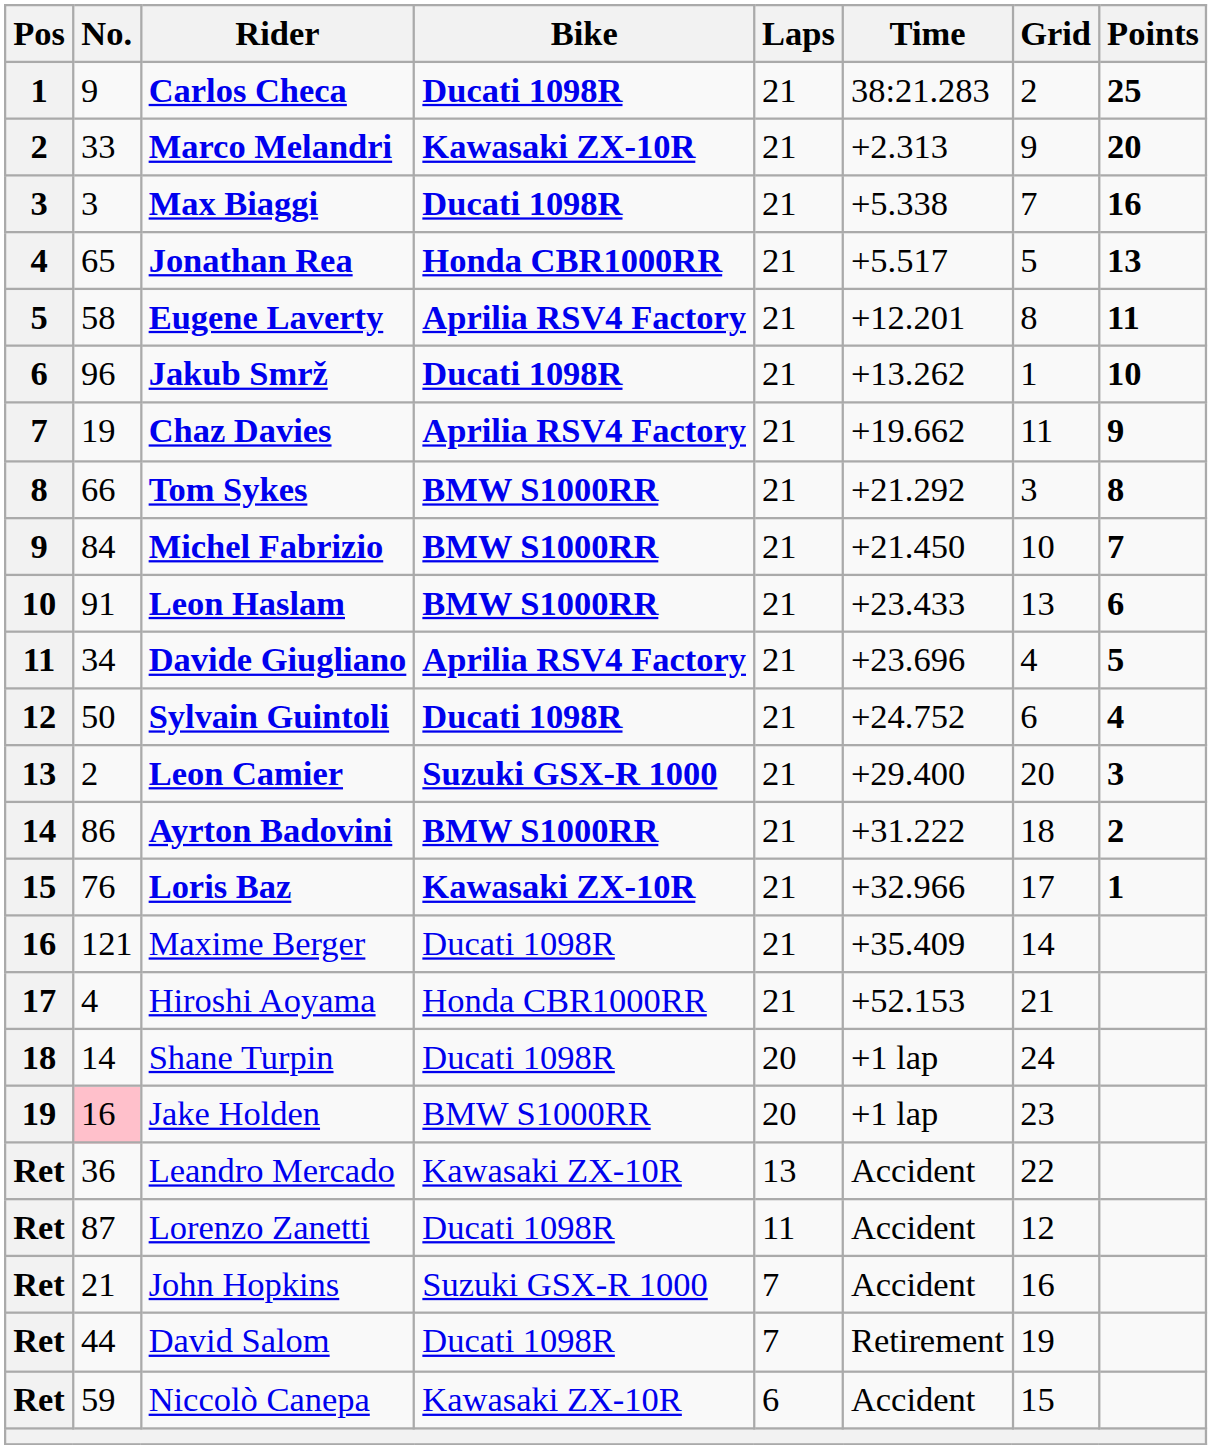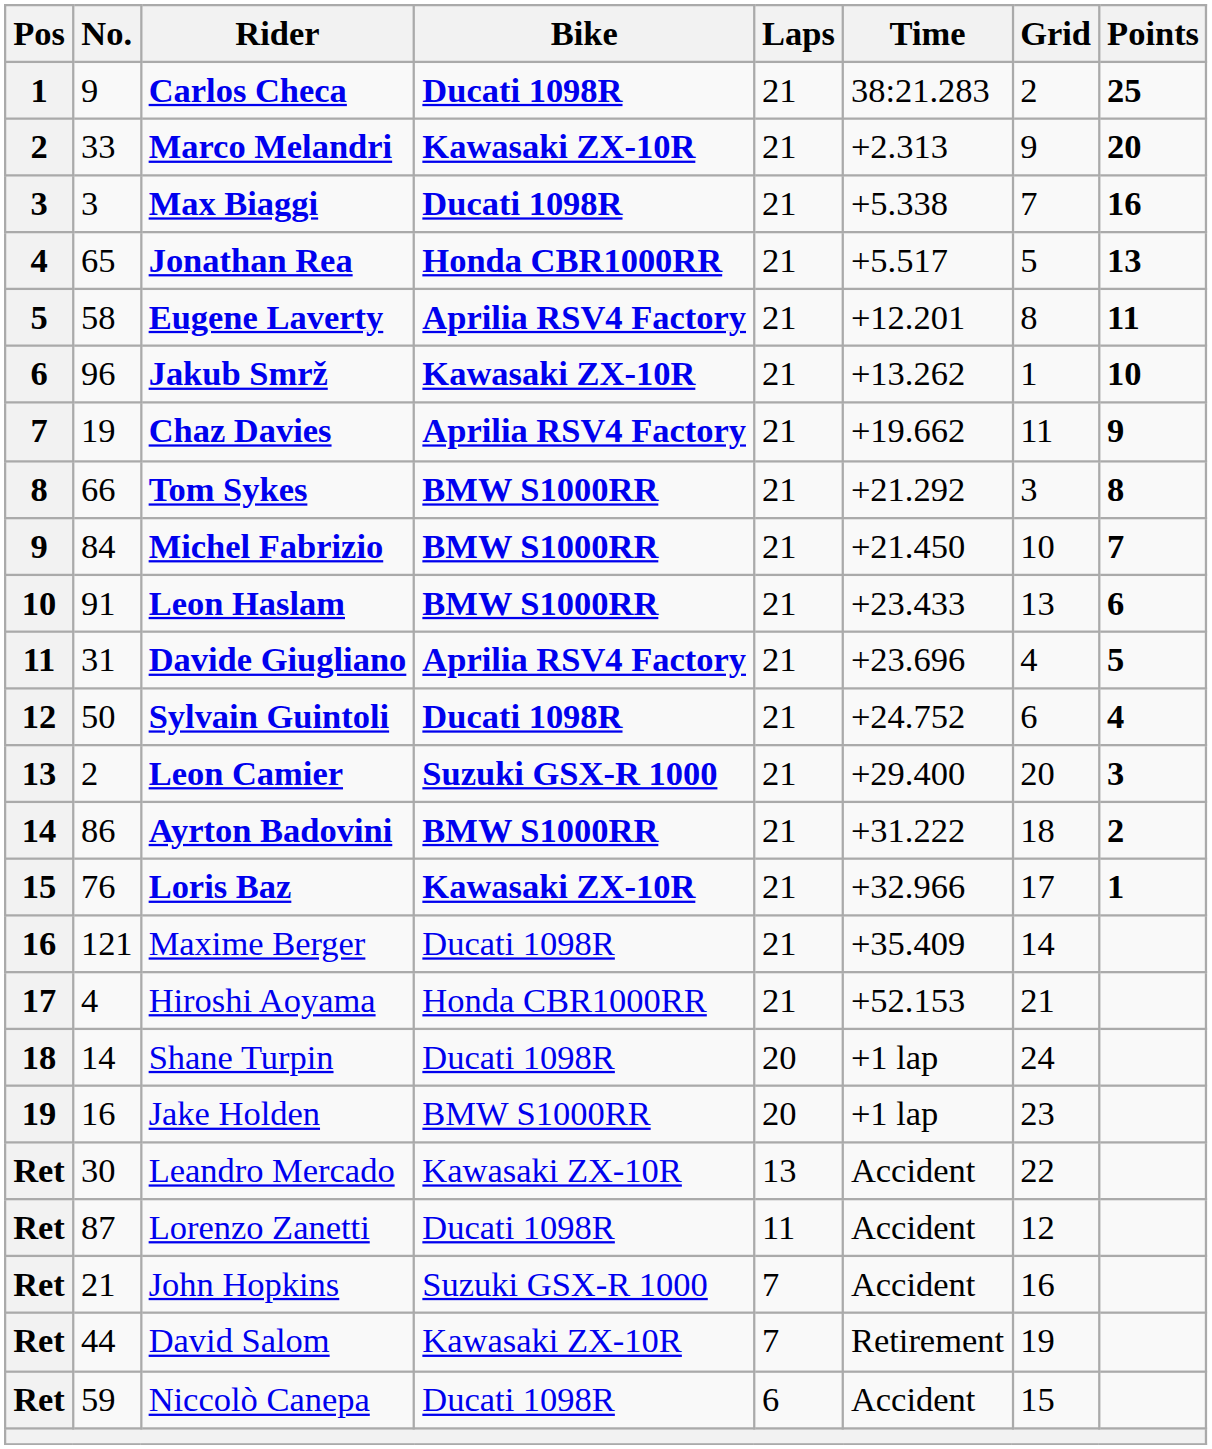(522, 374) Ducati 1098R -> (559, 374) Kawasaki ZX-10R
(98, 658) 34 -> (98, 658) 31
(98, 1114) pink background -> (98, 1114) no background
(98, 1170) 36 -> (98, 1170) 30
(519, 1341) Ducati 1098R -> (552, 1341) Kawasaki ZX-10R
(552, 1398) Kawasaki ZX-10R -> (519, 1398) Ducati 1098R
